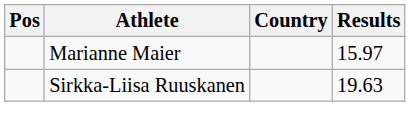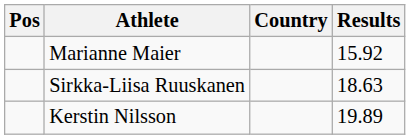(360, 52) 15.97 -> (360, 52) 15.92
(360, 85) 19.63 -> (360, 85) 18.63
+ row: (113, 117)
